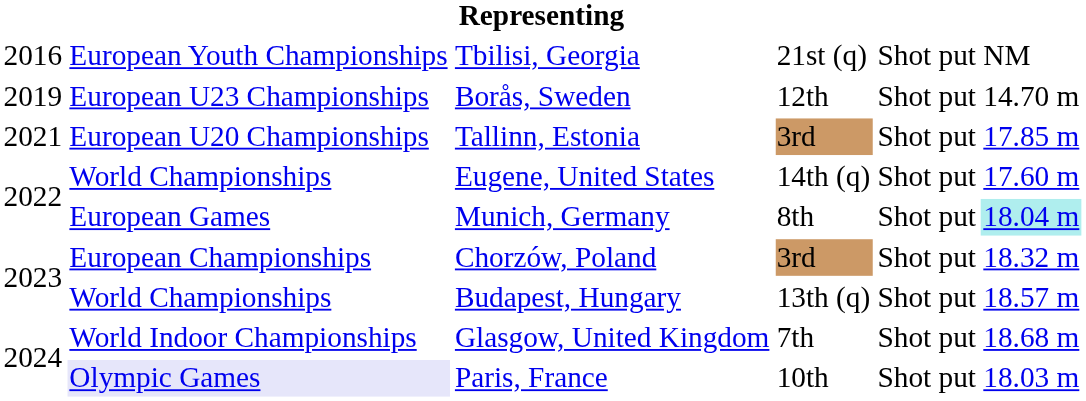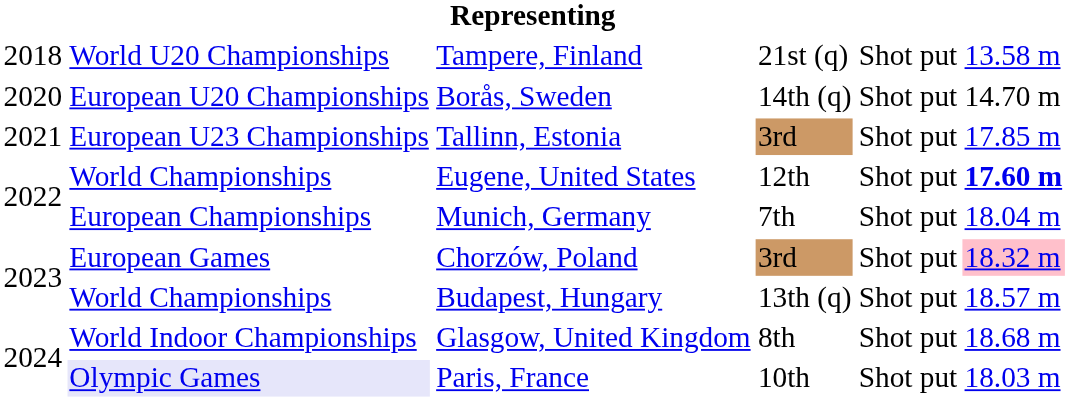- row: (547, 55)
+ row: (539, 55)
(33, 96) 2019 -> (33, 96) 2020
(249, 96) European U23 Championships -> (249, 96) European U20 Championships
(803, 96) 12th -> (805, 96) 14th (q)
(249, 136) European U20 Championships -> (249, 136) European U23 Championships
(823, 176) 14th (q) -> (784, 176) 12th
(1031, 176) normal -> (1013, 176) bold
(170, 216) European Games -> (220, 216) European Championships
(795, 216) 8th -> (777, 216) 7th
(1031, 216) paleturquoise background -> (1013, 216) no background
(220, 257) European Championships -> (170, 257) European Games
(1031, 257) no background -> (1013, 257) pink background
(795, 337) 7th -> (777, 337) 8th
